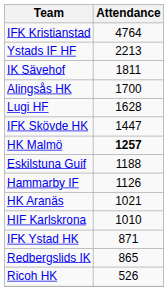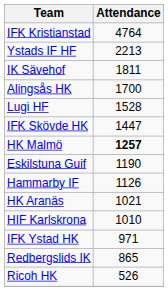(128, 107) 1628 -> (128, 107) 1528
(128, 164) 1188 -> (128, 164) 1190
(128, 239) 871 -> (128, 239) 971
